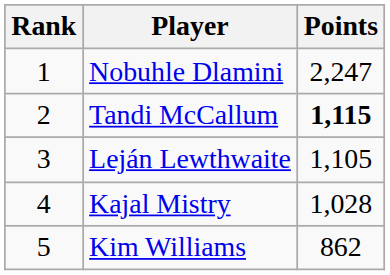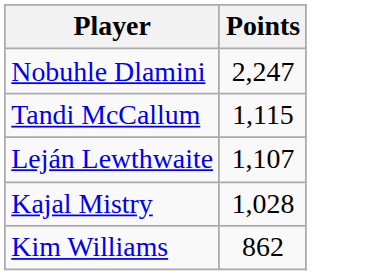- column: (44, 26)
(341, 114) bold -> (263, 114) normal
(341, 159) 1,105 -> (263, 159) 1,107
